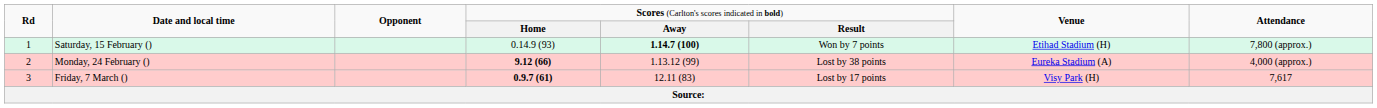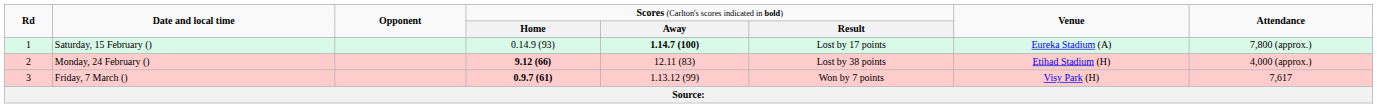(851, 45) Won by 7 points -> (851, 45) Lost by 17 points
(1071, 45) Etihad Stadium (H) -> (1071, 45) Eureka Stadium (A)
(675, 62) 1.13.12 (99) -> (675, 62) 12.11 (83)
(1071, 62) Eureka Stadium (A) -> (1071, 62) Etihad Stadium (H)
(675, 78) 12.11 (83) -> (675, 78) 1.13.12 (99)
(851, 78) Lost by 17 points -> (851, 78) Won by 7 points
